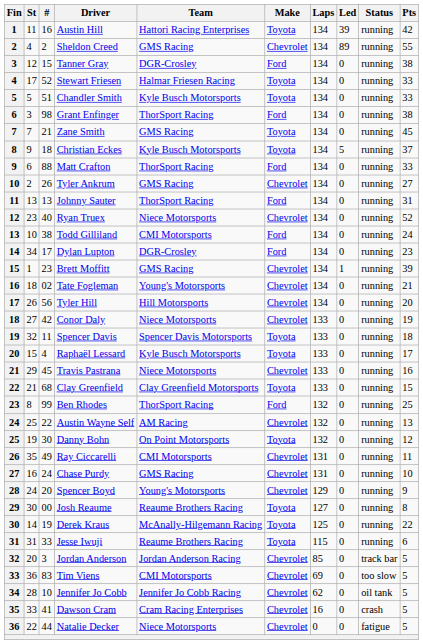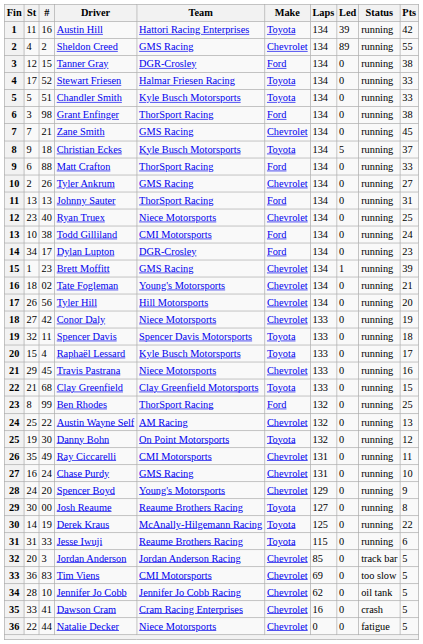(281, 132) Toyota -> (287, 132) Chevrolet
(408, 217) 52 -> (408, 217) 25
